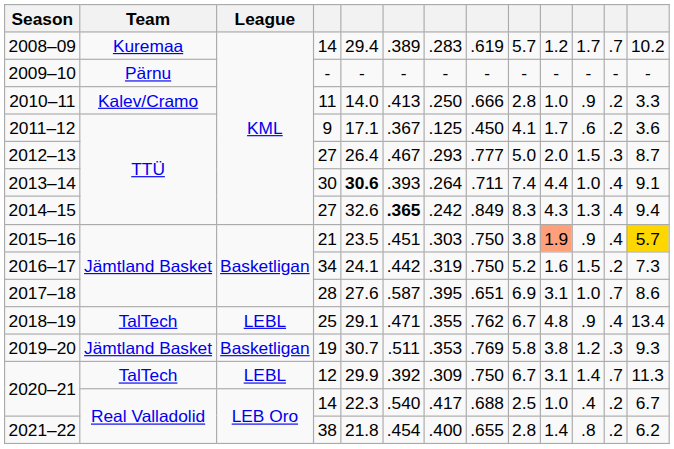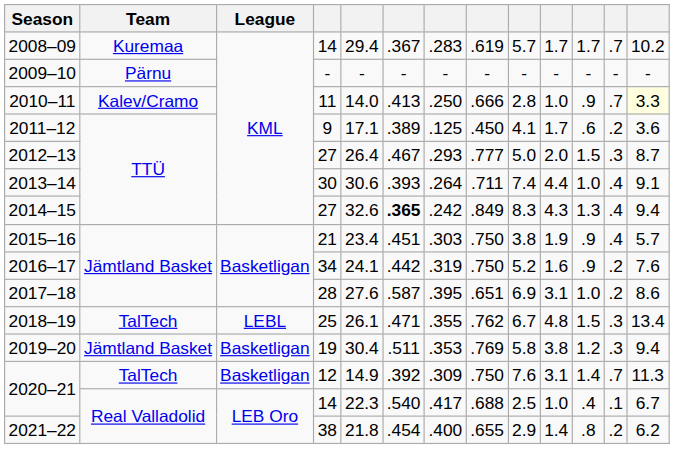(404, 46) .389 -> (404, 46) .367
(556, 46) 1.2 -> (556, 46) 1.7
(616, 101) .2 -> (616, 101) .7
(648, 101) no background -> (648, 101) lightyellow background
(404, 128) .367 -> (404, 128) .389
(362, 183) bold -> (362, 183) normal
(362, 238) 23.5 -> (362, 238) 23.4
(556, 238) lightsalmon background -> (556, 238) no background
(648, 238) gold background -> (648, 238) no background
(588, 265) 1.5 -> (588, 265) .9
(648, 265) 7.3 -> (648, 265) 7.6
(616, 293) .7 -> (616, 293) .2
(362, 320) 29.1 -> (362, 320) 26.1
(588, 320) .9 -> (588, 320) 1.5
(616, 320) .4 -> (616, 320) .3
(362, 348) 30.7 -> (362, 348) 30.4
(648, 348) 9.3 -> (648, 348) 9.4
(265, 375) LEBL -> (265, 375) Basketligan
(362, 375) 29.9 -> (362, 375) 14.9
(524, 375) 6.7 -> (524, 375) 7.6
(616, 403) .2 -> (616, 403) .1
(524, 430) 2.8 -> (524, 430) 2.9
